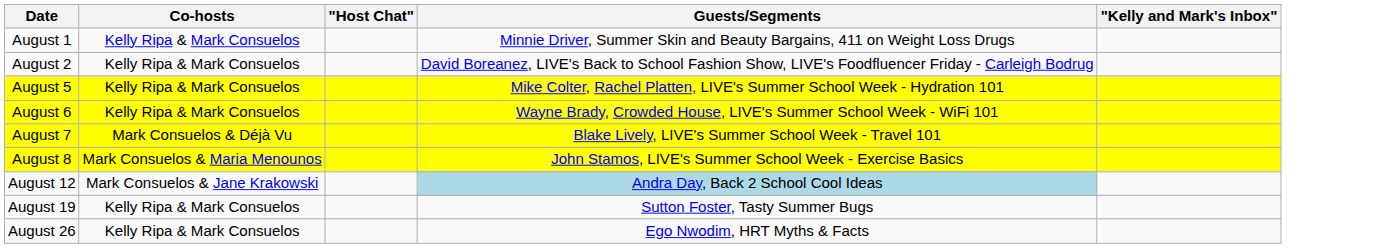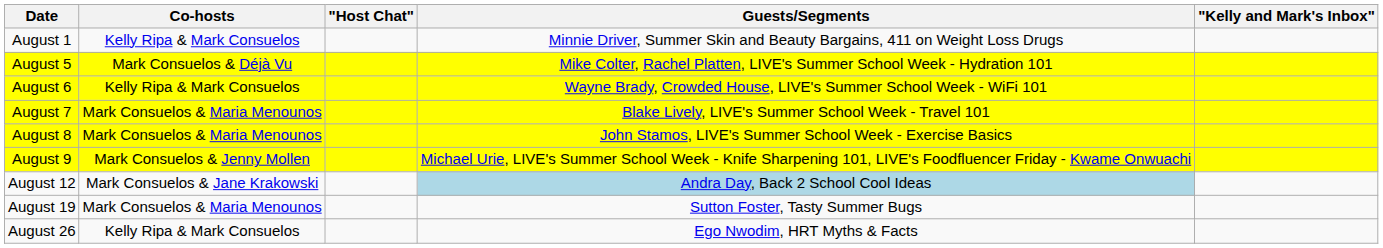- row: (42, 64)
(202, 87) Kelly Ripa & Mark Consuelos -> (202, 64) Mark Consuelos & Déjà Vu
(202, 135) Mark Consuelos & Déjà Vu -> (202, 111) Mark Consuelos & Maria Menounos
+ row: (42, 159)
(202, 207) Kelly Ripa & Mark Consuelos -> (202, 207) Mark Consuelos & Maria Menounos
